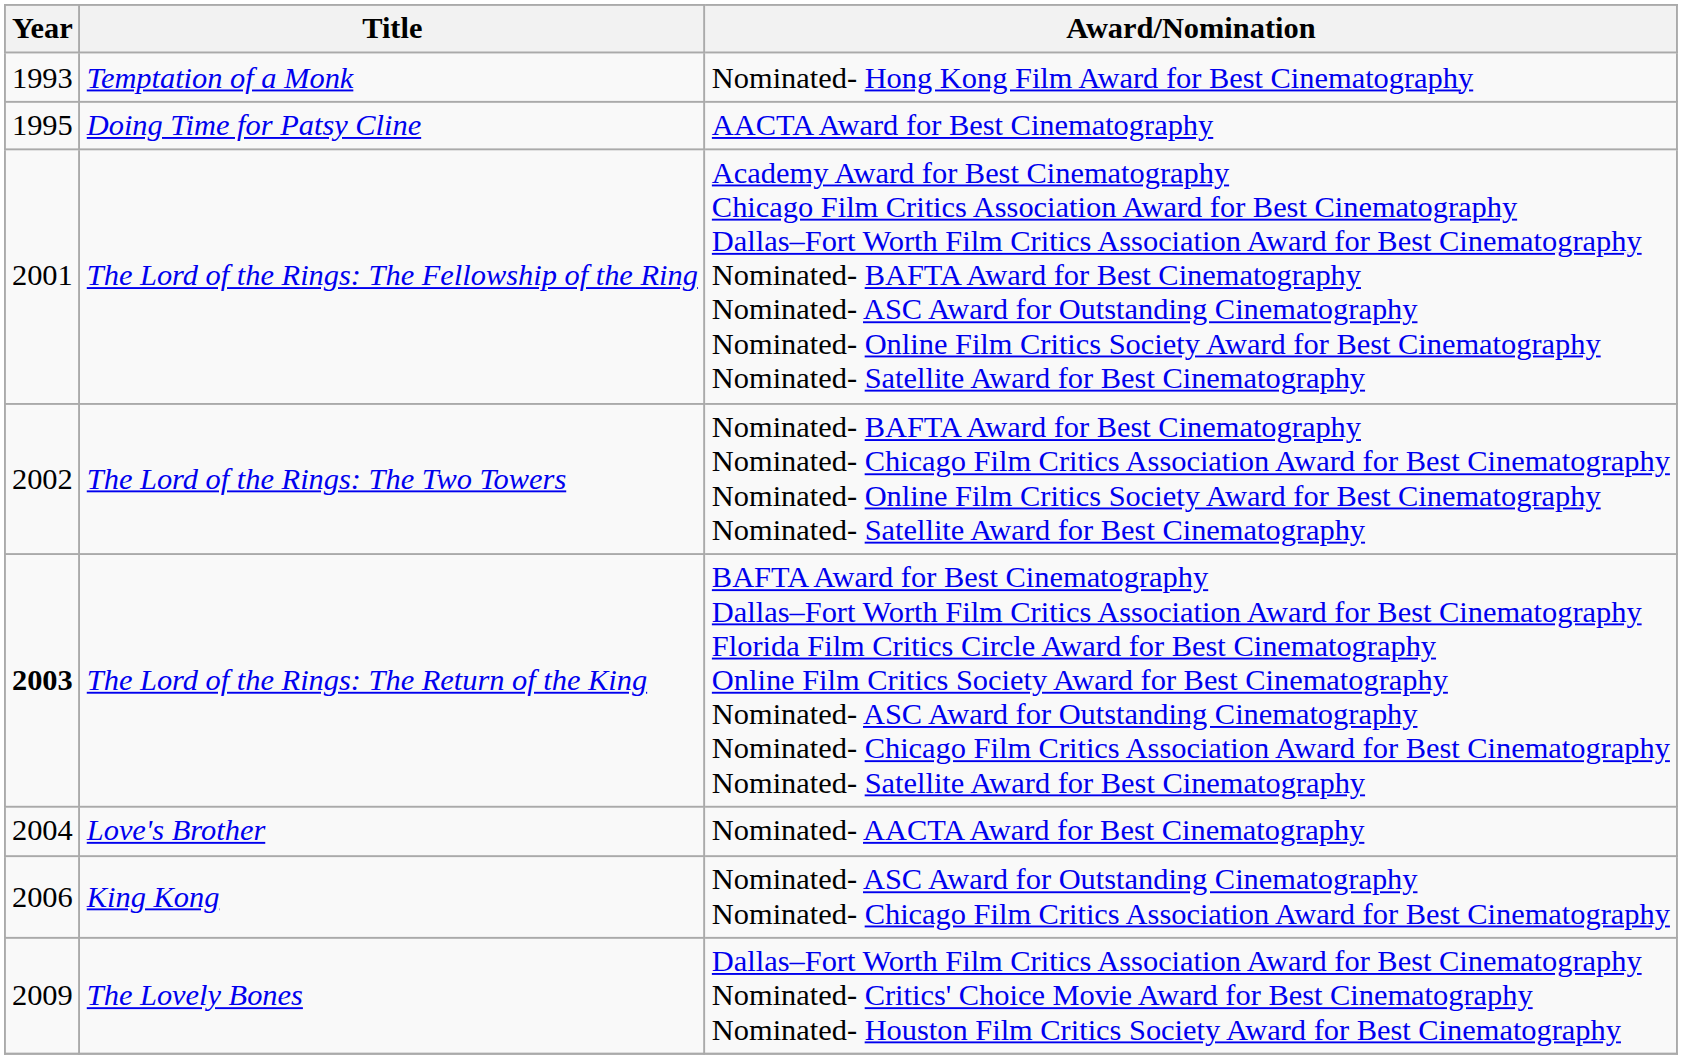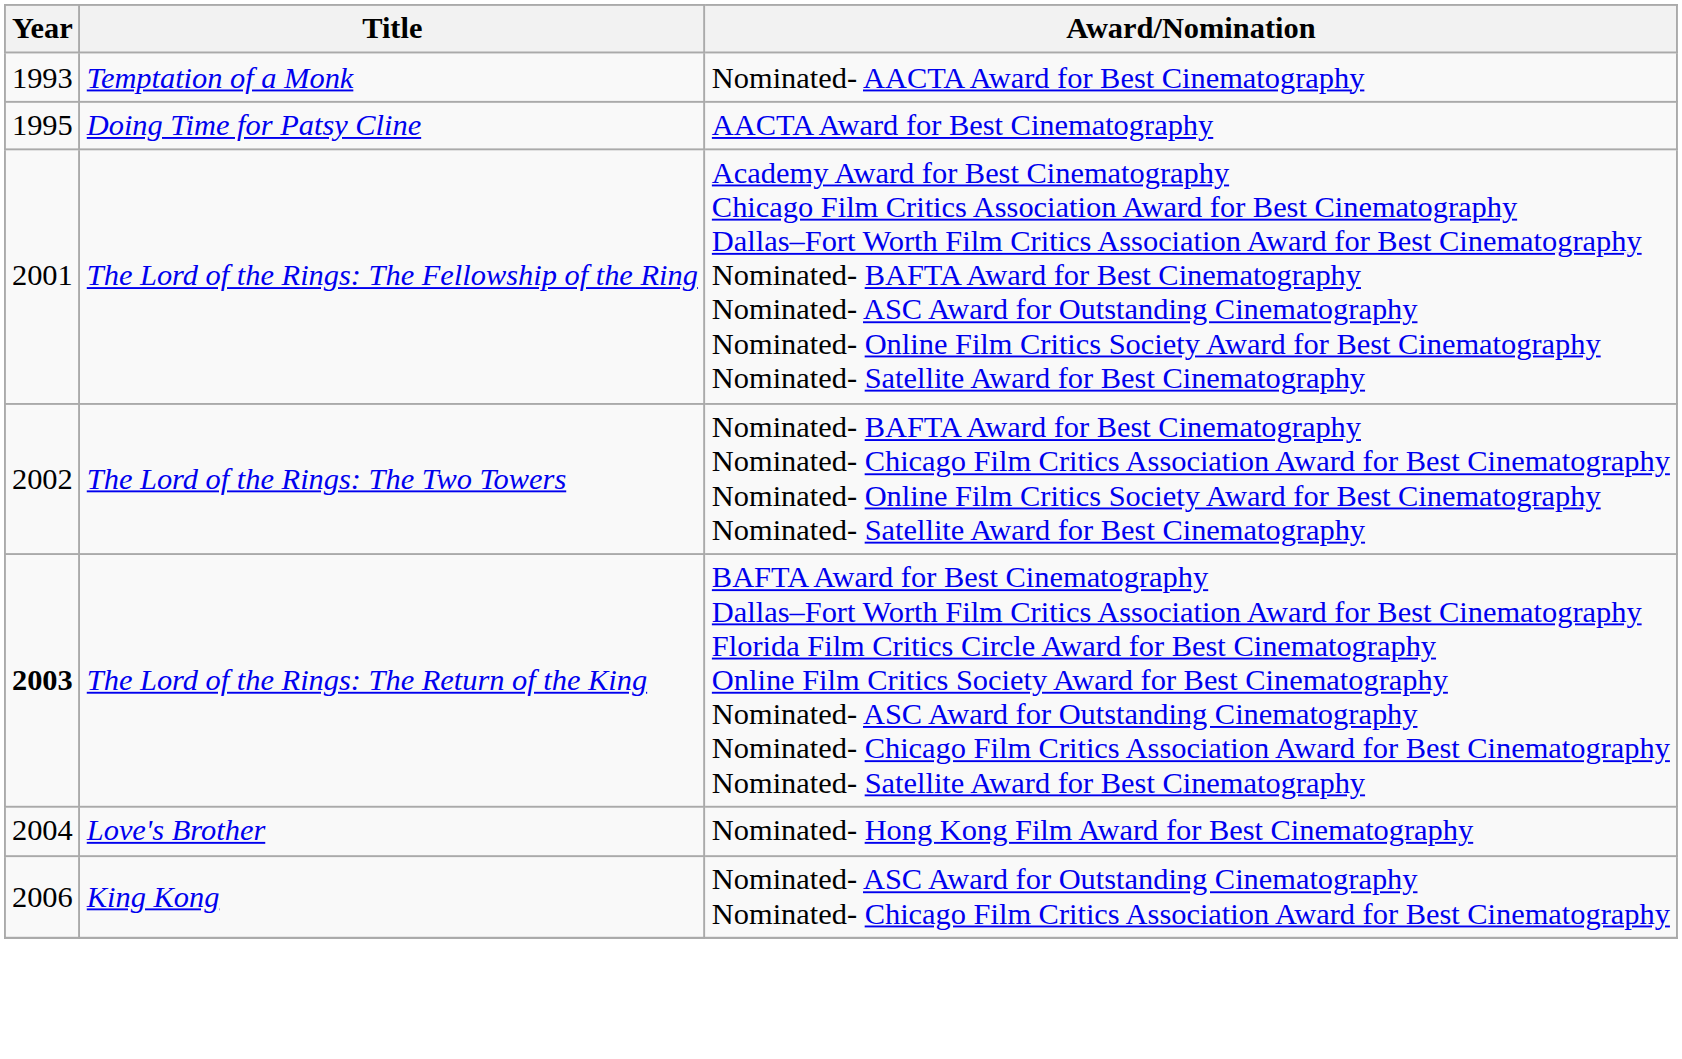(1093, 76) Nominated- Hong Kong Film Award for Best Cinematography -> (1038, 76) Nominated- AACTA Award for Best Cinematography
(1038, 830) Nominated- AACTA Award for Best Cinematography -> (1093, 830) Nominated- Hong Kong Film Award for Best Cinematography
- row: (195, 995)
